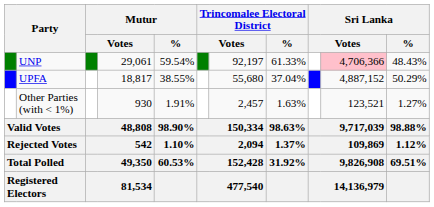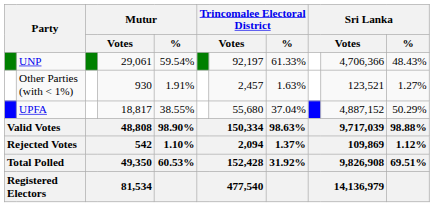(362, 61) pink background -> (362, 61) no background
rows swapped: (33, 79) <-> (48, 103)
